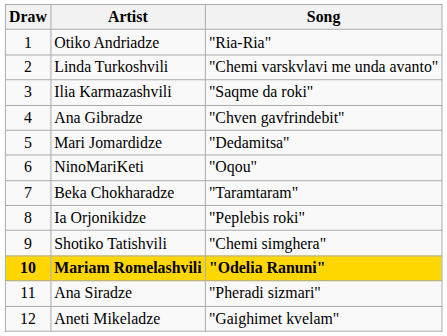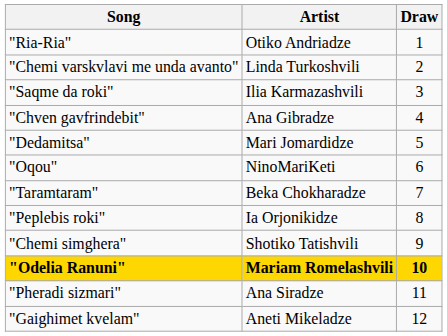columns swapped: (28, 17) <-> (324, 17)
